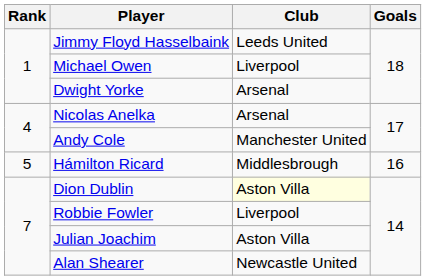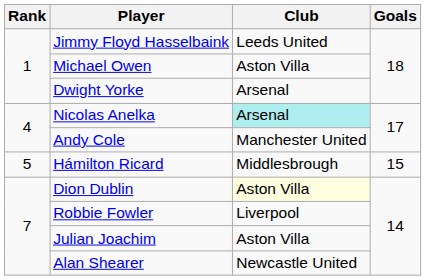(268, 66) Liverpool -> (273, 66) Aston Villa
(263, 115) no background -> (263, 115) paleturquoise background
(395, 164) 16 -> (395, 164) 15
